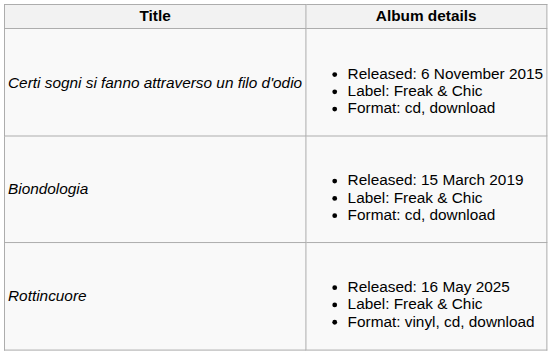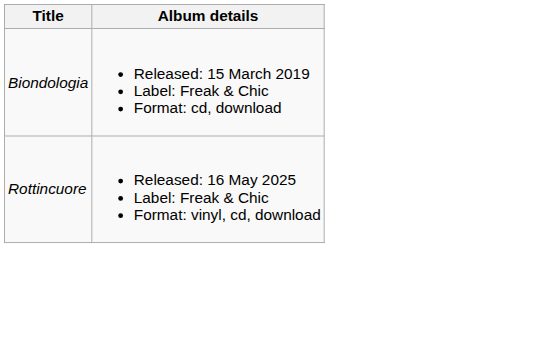- row: (155, 82)
